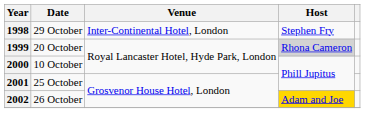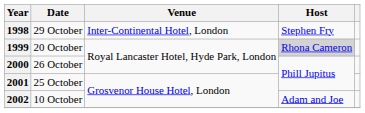(58, 64) 10 October -> (58, 64) 26 October
(58, 99) 26 October -> (58, 99) 10 October
(312, 99) gold background -> (312, 99) no background
